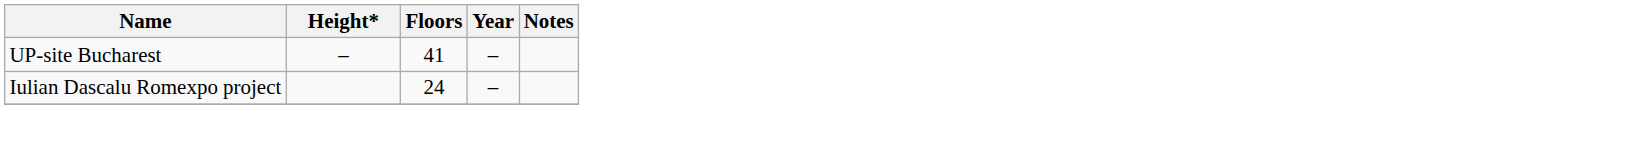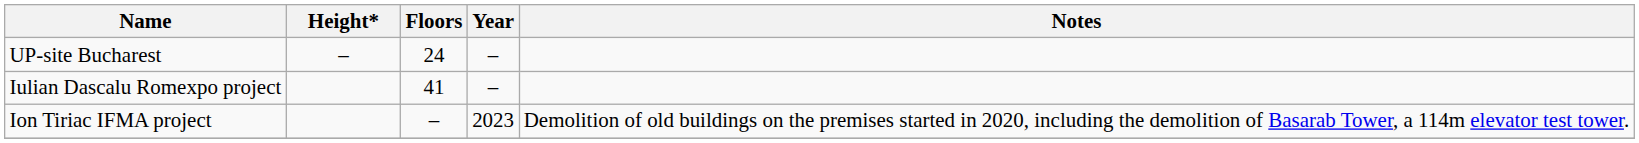(434, 54) 41 -> (434, 54) 24
(434, 87) 24 -> (434, 87) 41
+ row: (110, 120)
